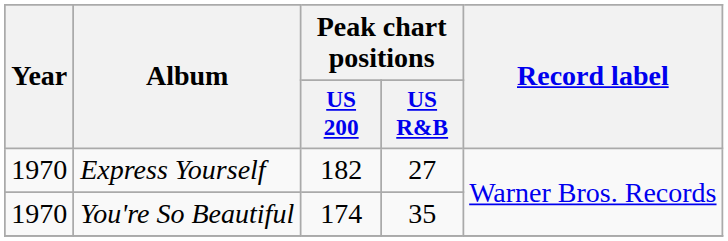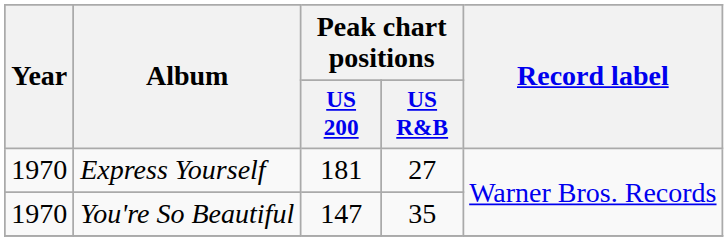(341, 169) 182 -> (341, 169) 181
(341, 214) 174 -> (341, 214) 147
